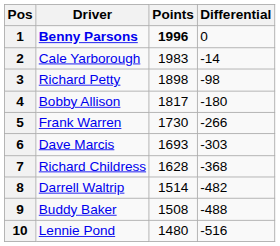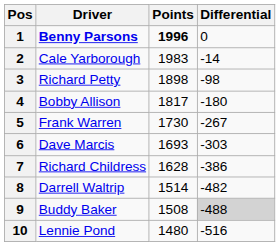(214, 123) -266 -> (214, 123) -267
(214, 166) -368 -> (214, 166) -386
(214, 209) no background -> (214, 209) lightgrey background
